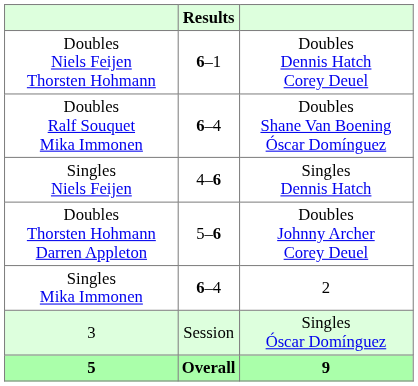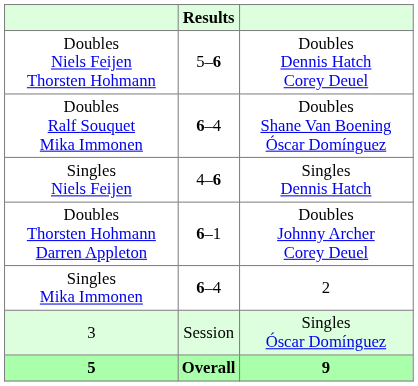(209, 62) 6–1 -> (209, 62) 5–6
(209, 233) 5–6 -> (209, 233) 6–1
